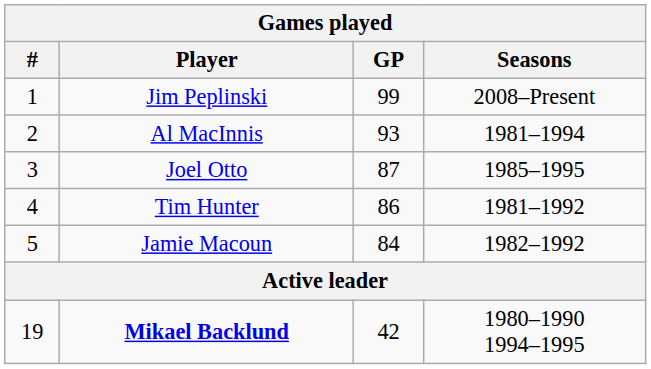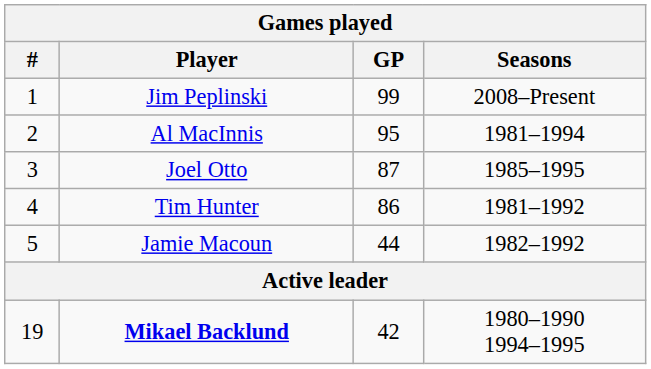(389, 133) 93 -> (389, 133) 95
(389, 244) 84 -> (389, 244) 44
